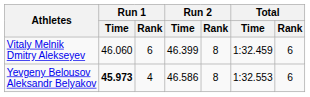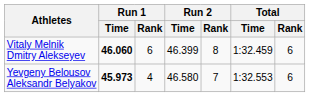(117, 51) normal -> (117, 51) bold
(183, 78) 46.586 -> (183, 78) 46.580
(216, 78) 8 -> (216, 78) 7
